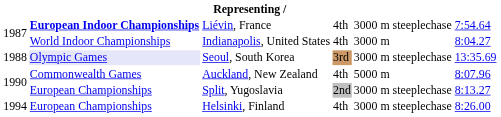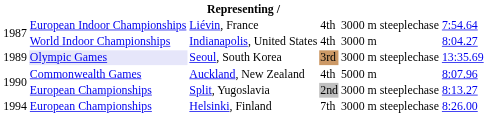(115, 25) bold -> (108, 25) normal
(15, 57) 1988 -> (15, 57) 1989
(341, 106) 4th -> (328, 106) 7th
